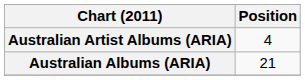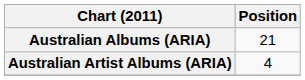rows swapped: (120, 63) <-> (120, 39)
